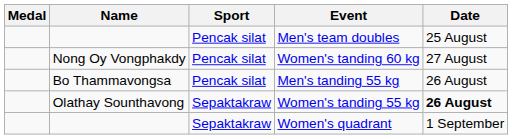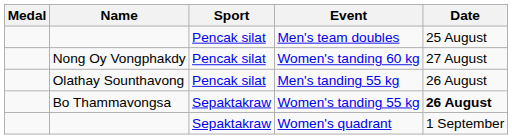(112, 80) Bo Thammavongsa -> (118, 80) Olathay Sounthavong
(118, 102) Olathay Sounthavong -> (112, 102) Bo Thammavongsa
